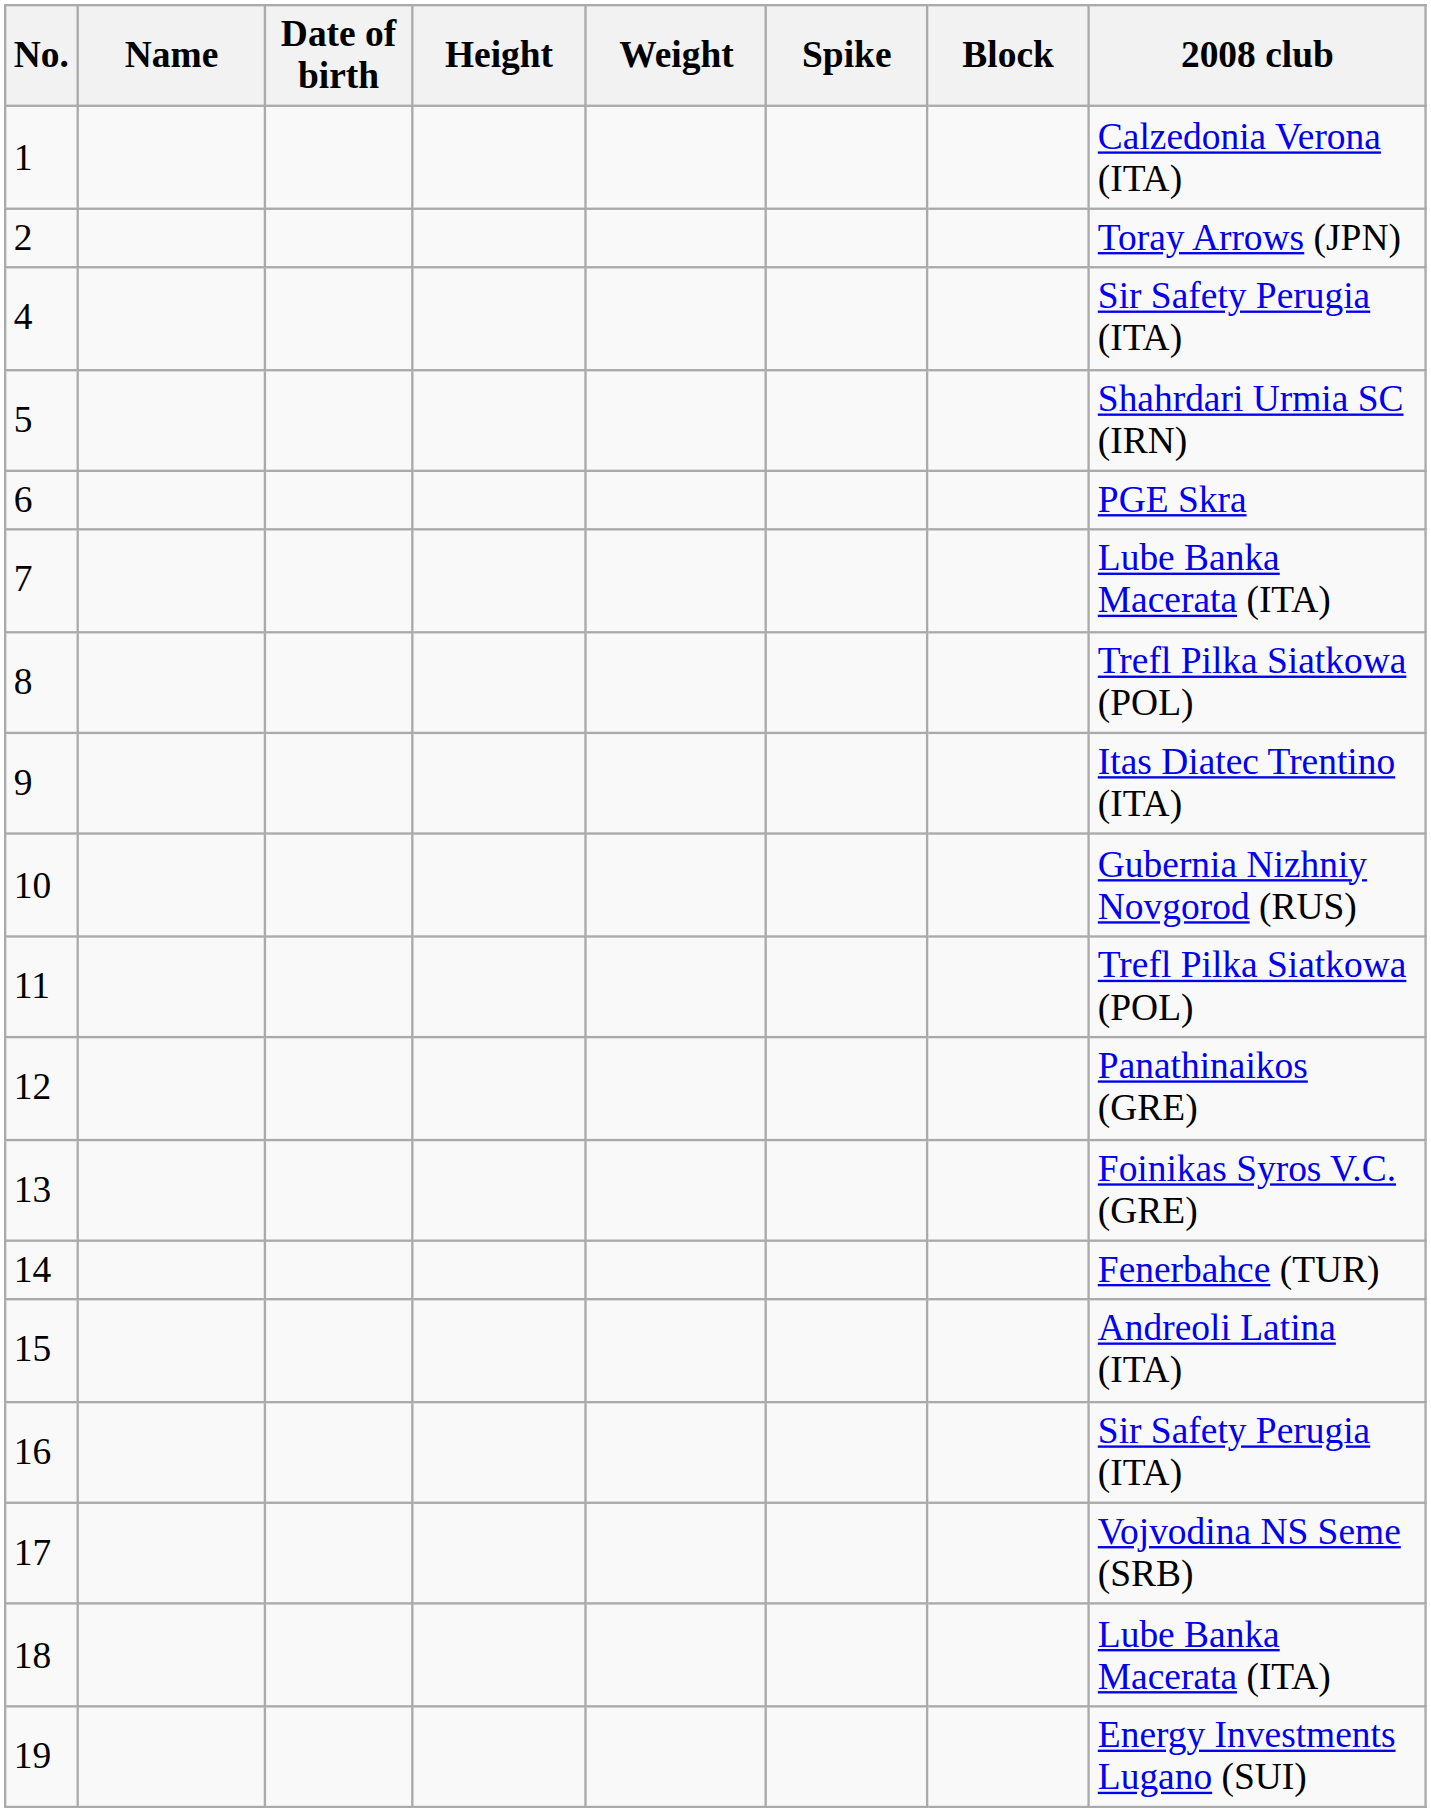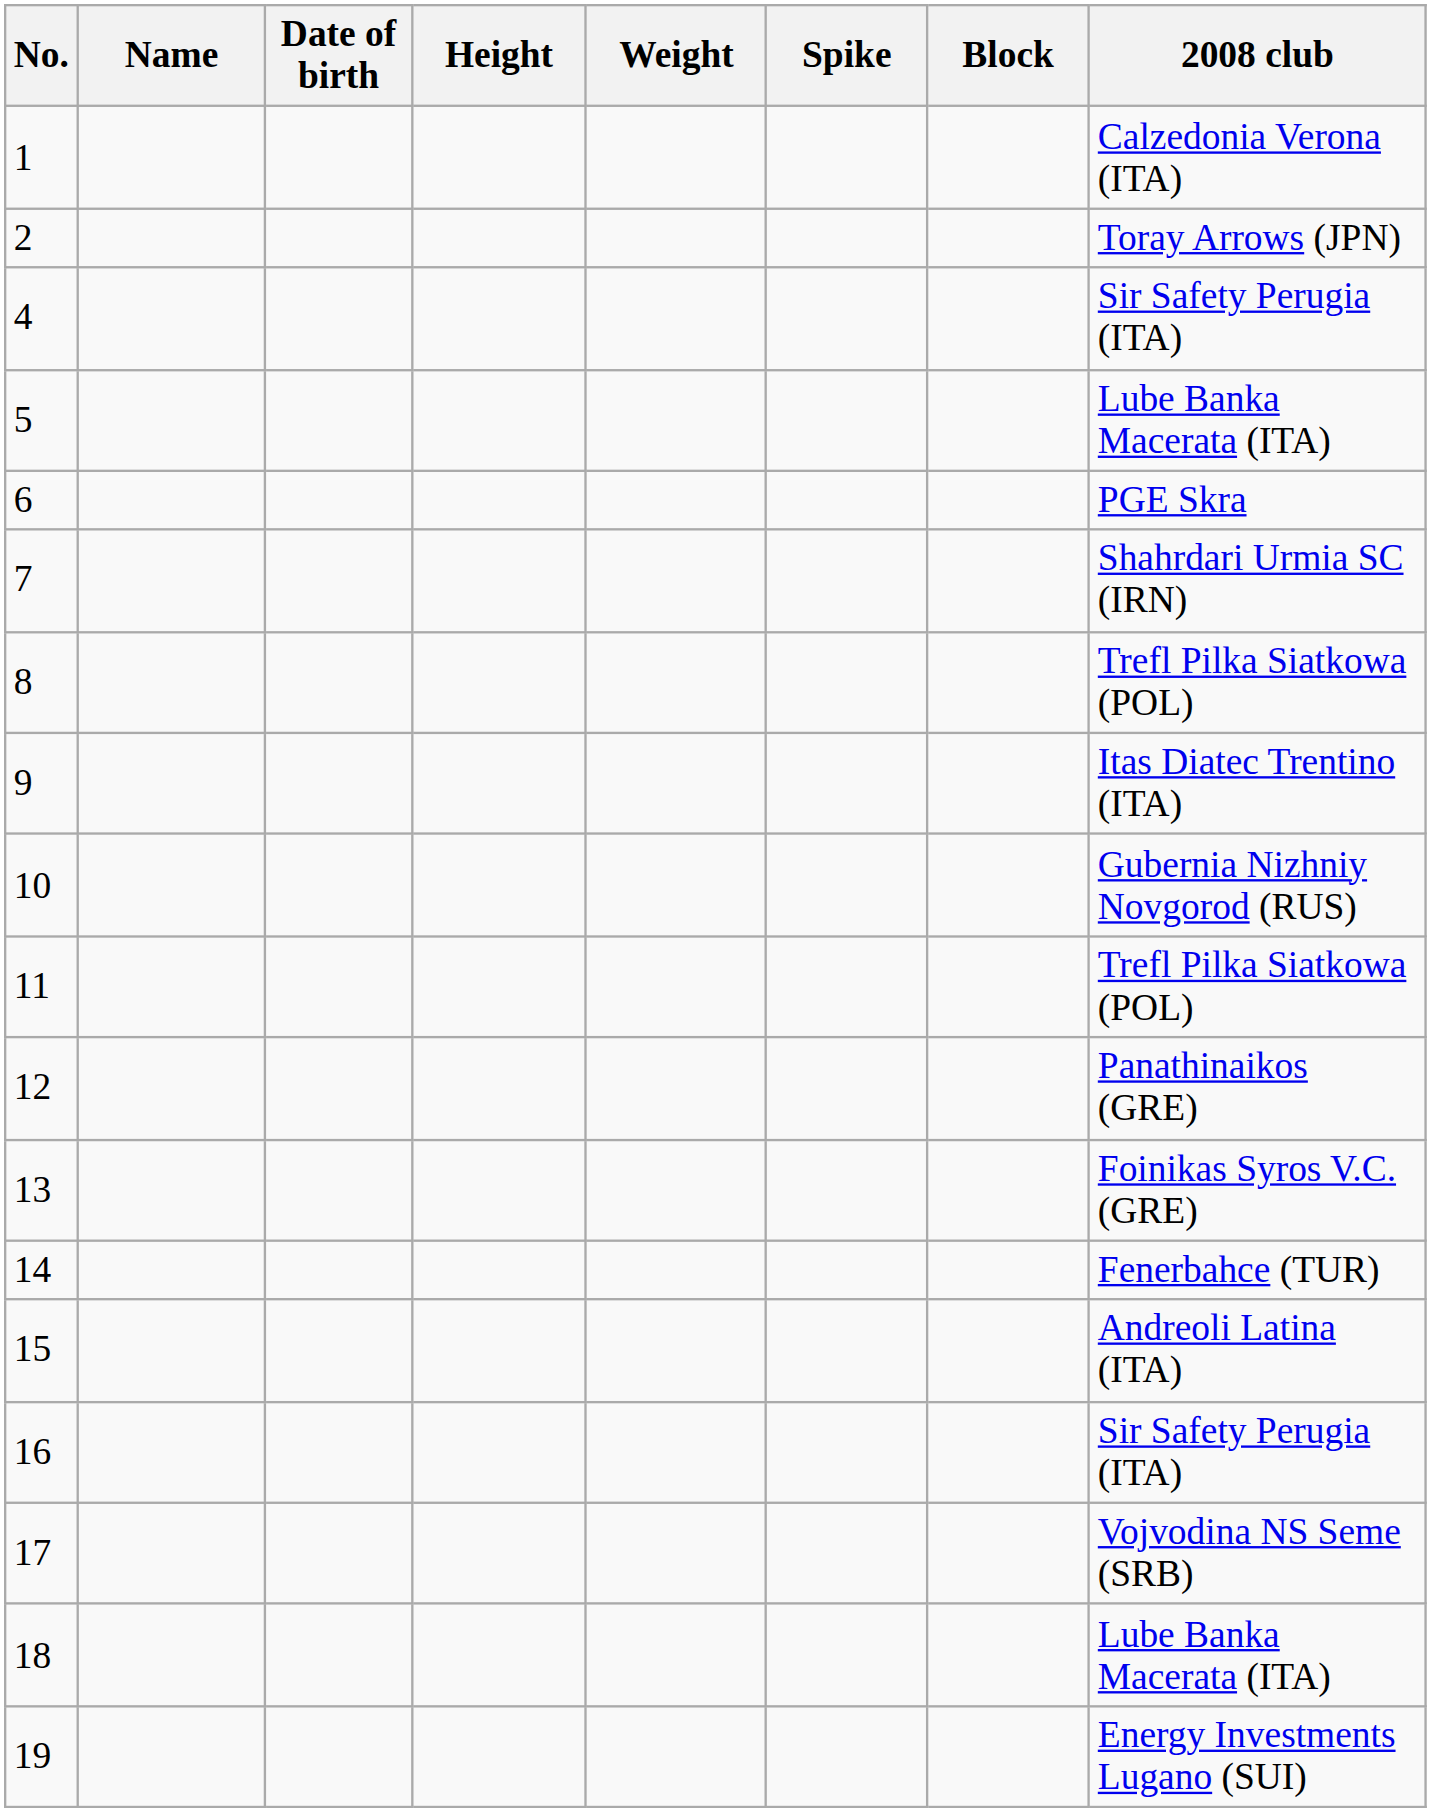(1251, 419) Shahrdari Urmia SC (IRN) -> (1214, 419) Lube Banka Macerata (ITA)
(1214, 579) Lube Banka Macerata (ITA) -> (1251, 579) Shahrdari Urmia SC (IRN)
